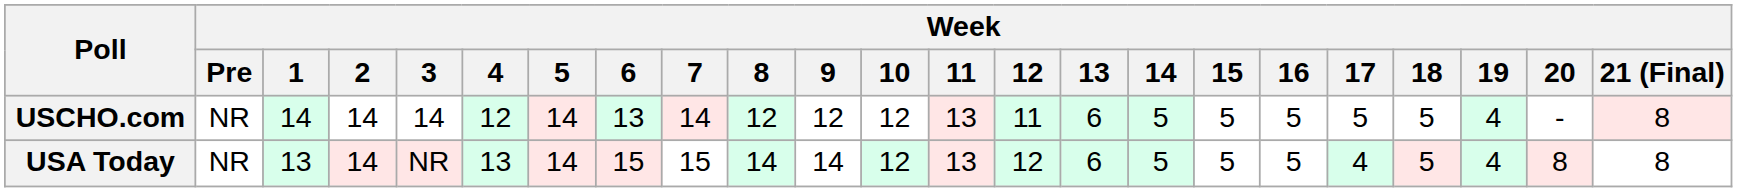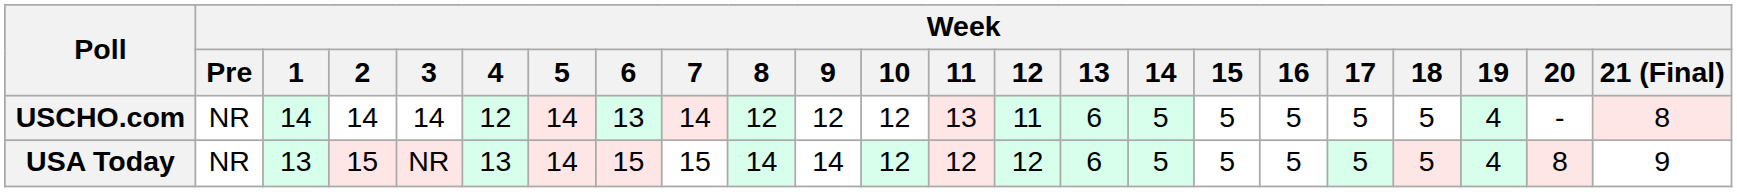(362, 162) 14 -> (362, 162) 15
(961, 162) 13 -> (961, 162) 12
(1360, 162) 4 -> (1360, 162) 5
(1662, 162) 8 -> (1662, 162) 9
